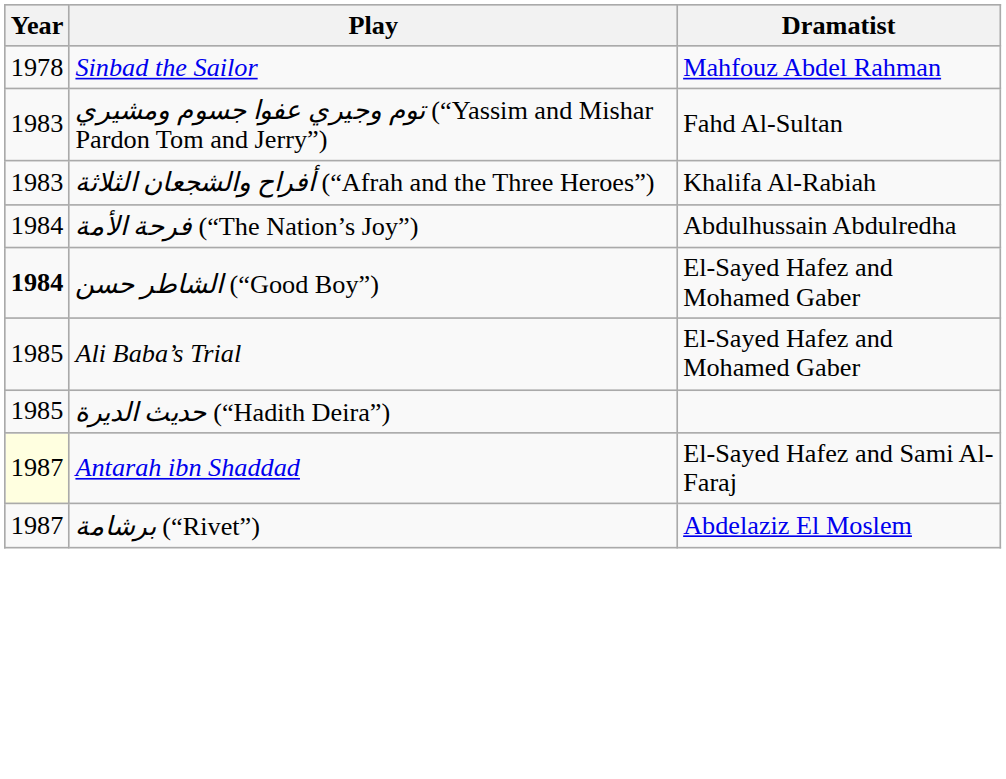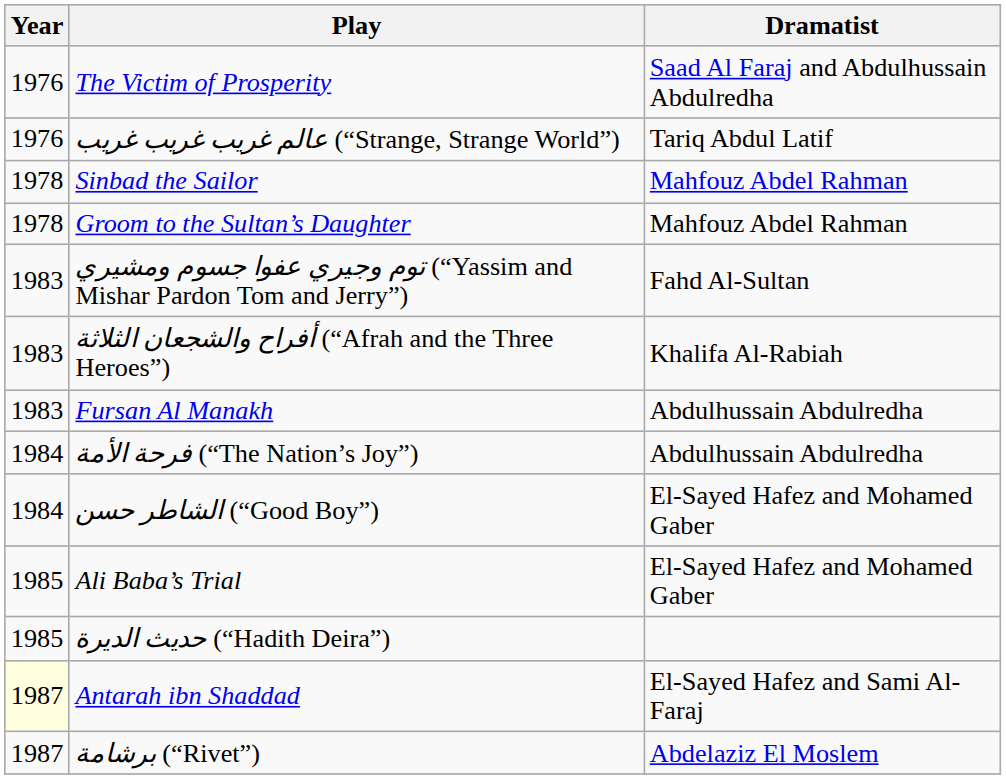+ row: (203, 81)
+ row: (348, 139)
+ row: (243, 222)
+ row: (174, 410)
(37, 282) bold -> (37, 509) normal
